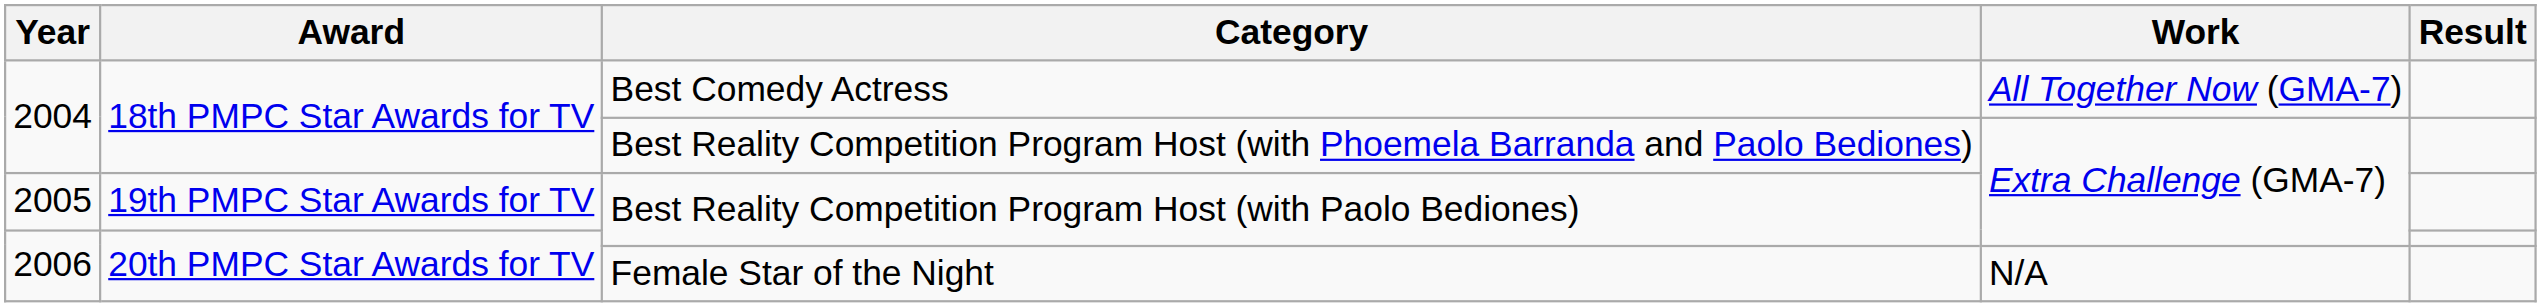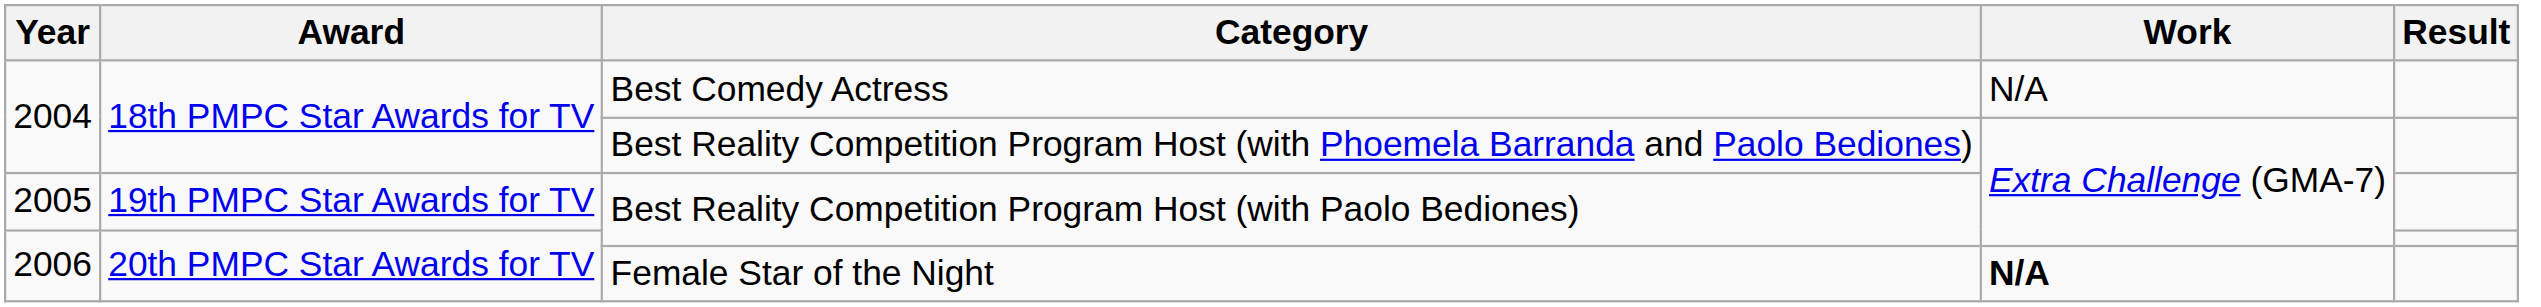(2196, 88) All Together Now (GMA-7) -> (2018, 88) N/A
(2018, 273) normal -> (2019, 273) bold
